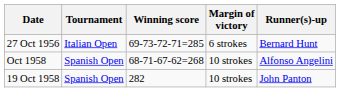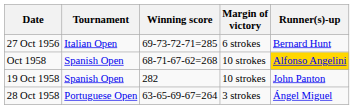(296, 61) no background -> (310, 61) gold background
+ row: (33, 96)
